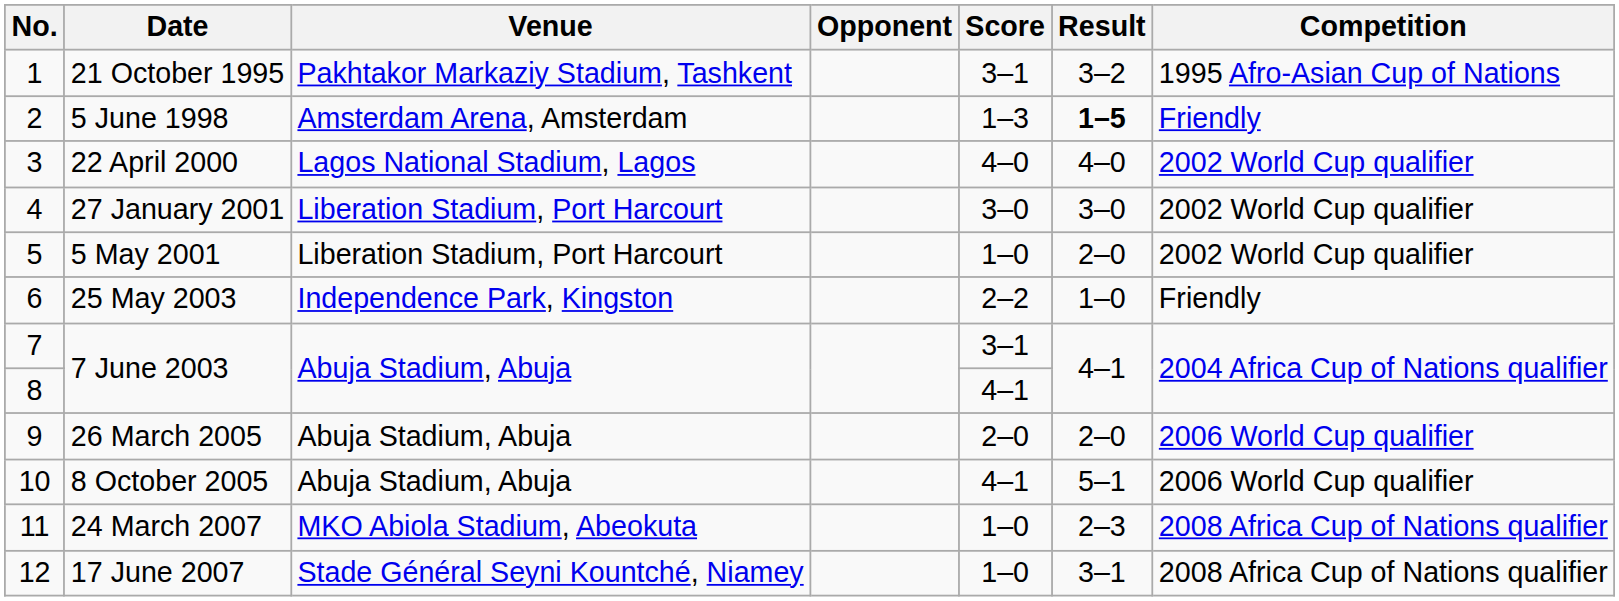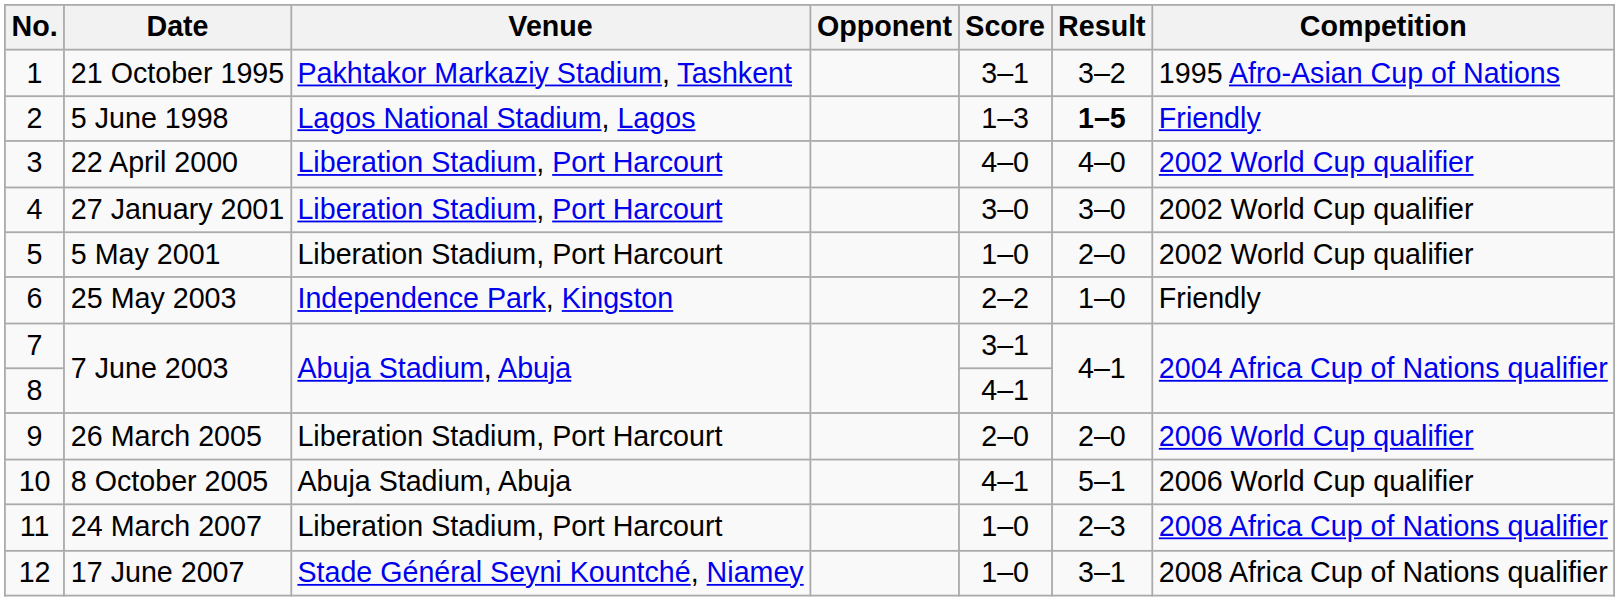(492, 118) Amsterdam Arena, Amsterdam -> (496, 118) Lagos National Stadium, Lagos
(496, 163) Lagos National Stadium, Lagos -> (510, 163) Liberation Stadium, Port Harcourt
(434, 436) Abuja Stadium, Abuja -> (510, 436) Liberation Stadium, Port Harcourt
(497, 526) MKO Abiola Stadium, Abeokuta -> (510, 526) Liberation Stadium, Port Harcourt
